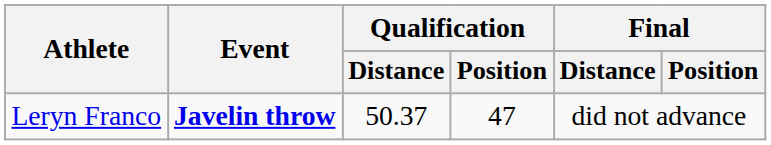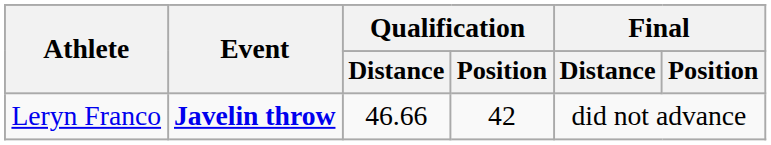(396, 116) 50.37 -> (396, 116) 46.66
(502, 116) 47 -> (502, 116) 42
